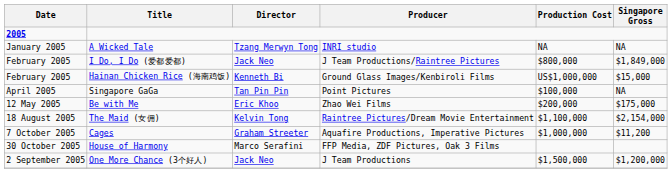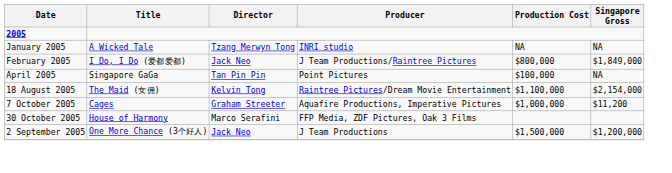- row: (160, 76)
- row: (114, 104)
